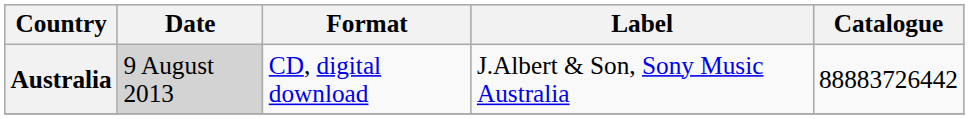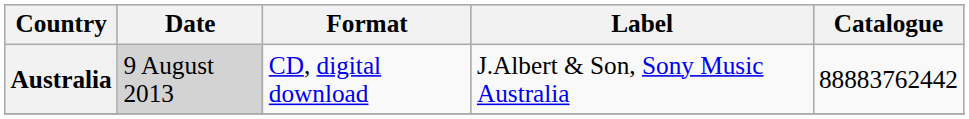(888, 78) 88883726442 -> (888, 78) 88883762442
